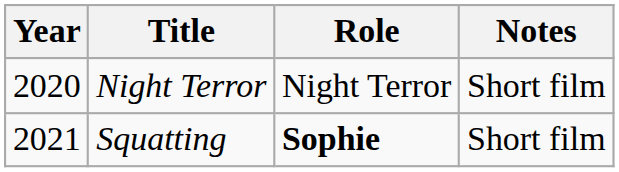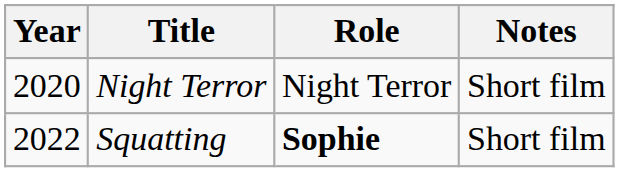(47, 138) 2021 -> (47, 138) 2022
